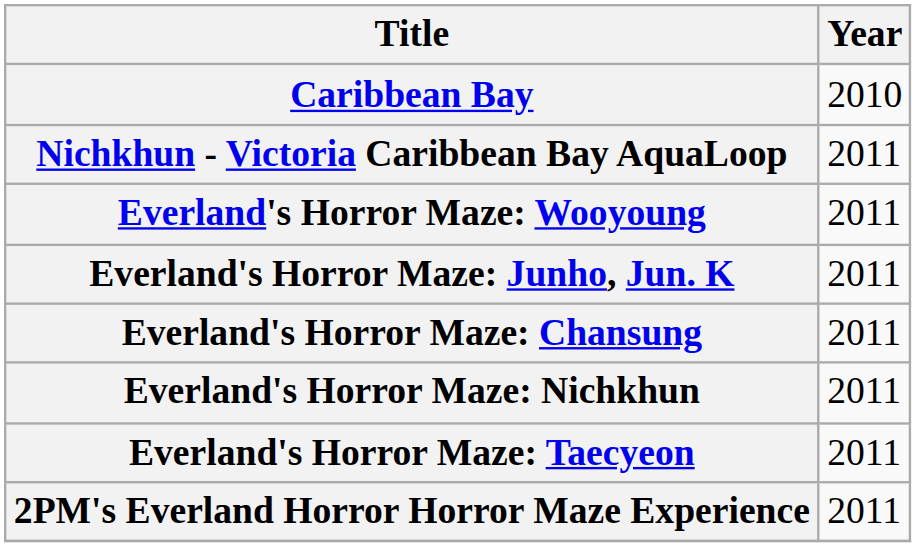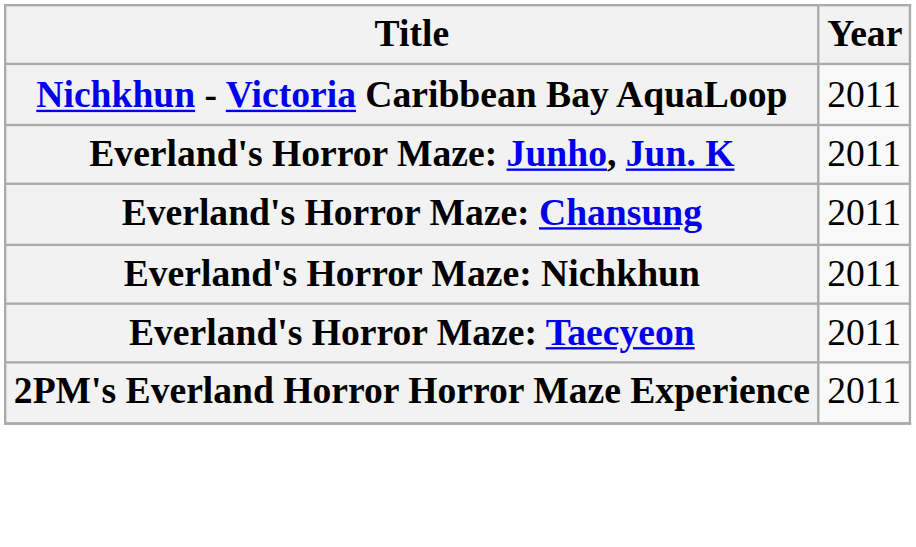- row: (412, 93)
- row: (412, 213)
